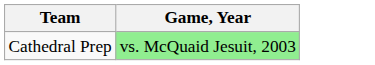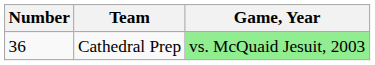+ column: (39, 18)
